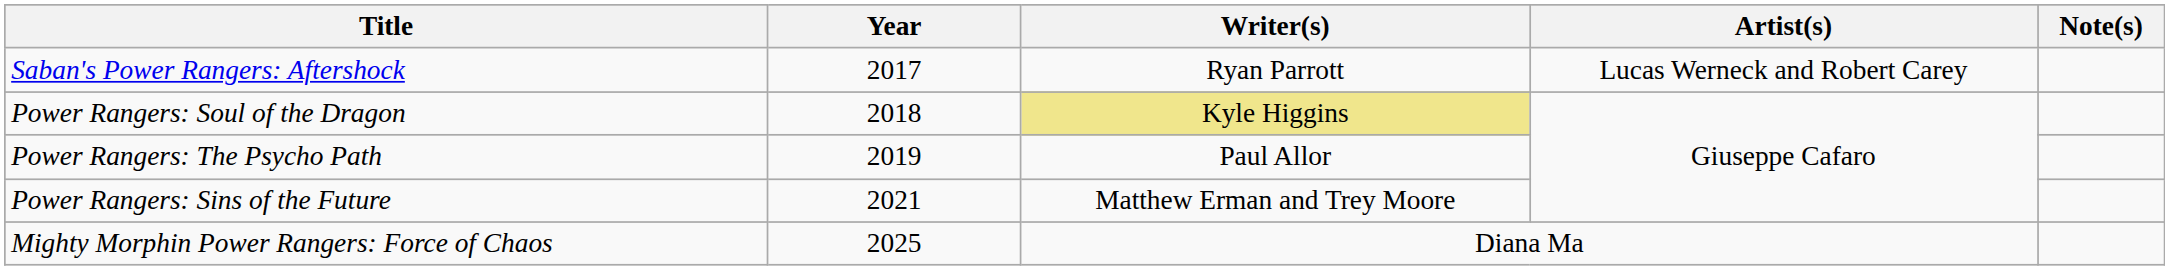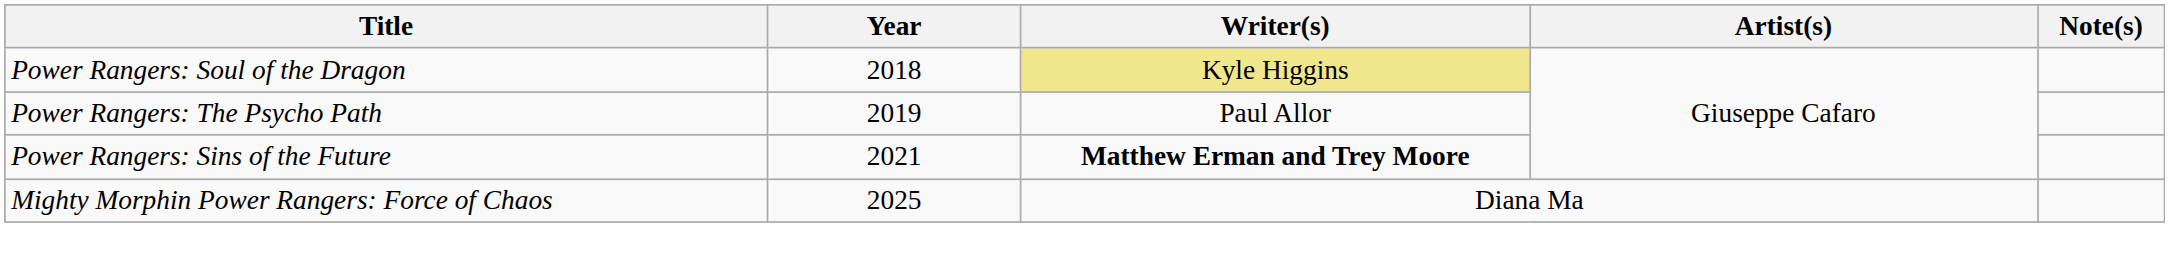- row: (208, 69)
(1275, 199) normal -> (1275, 156) bold
